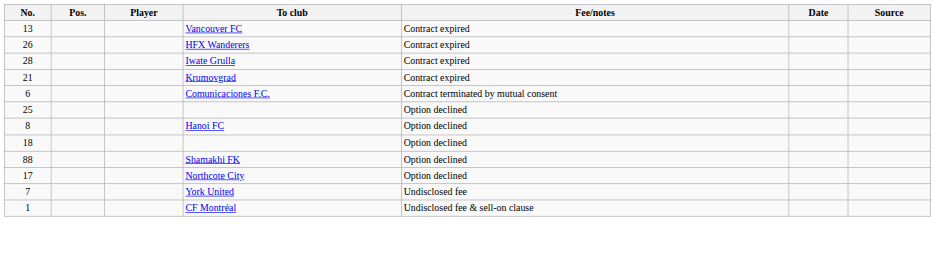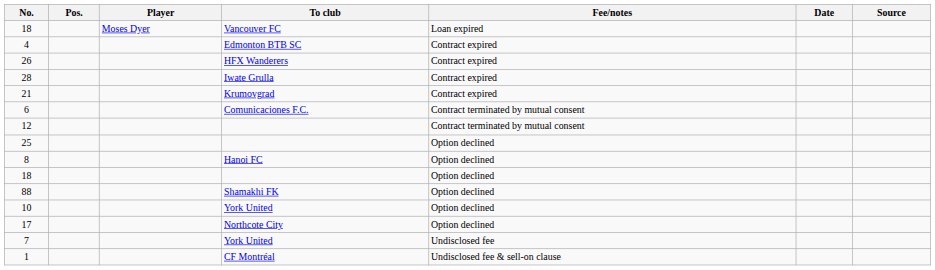+ row: (27, 29)
+ row: (27, 45)
- row: (28, 29)
+ row: (27, 126)
+ row: (27, 208)
